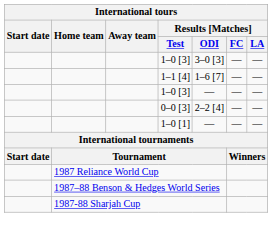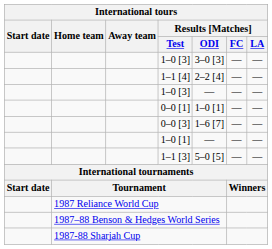(209, 76) 1–6 [7] -> (209, 76) 2–2 [4]
+ row: (79, 108)
(209, 108) 2–2 [4] -> (209, 124) 1–6 [7]
+ row: (79, 156)
